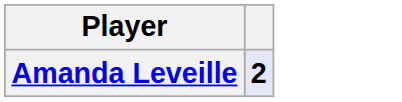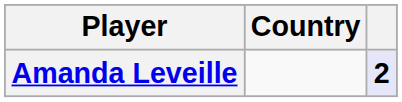+ column: (306, 27)
